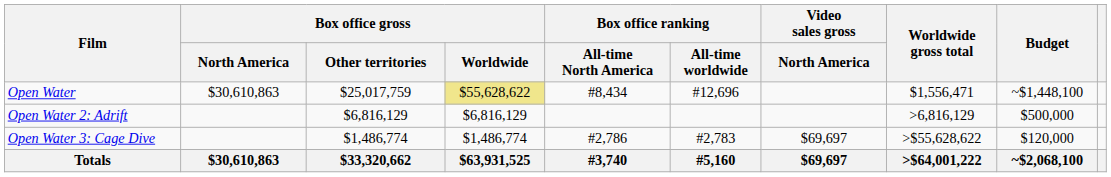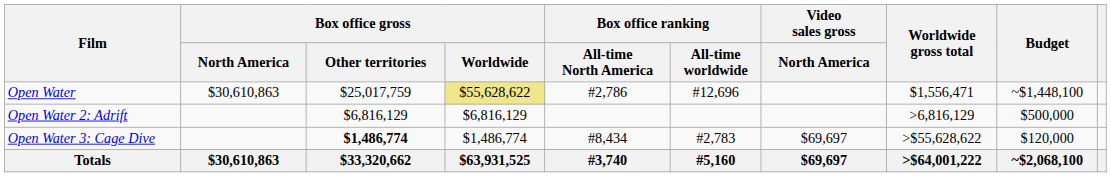(608, 92) #8,434 -> (608, 92) #2,786
(376, 138) normal -> (376, 138) bold
(608, 138) #2,786 -> (608, 138) #8,434
